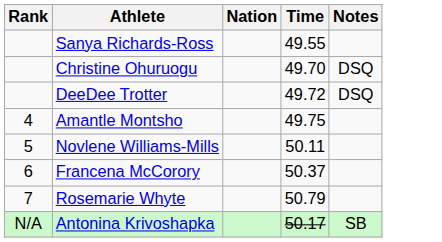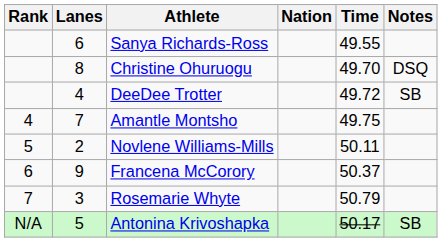+ column: (79, 17)
(356, 95) DSQ -> (410, 95) SB
